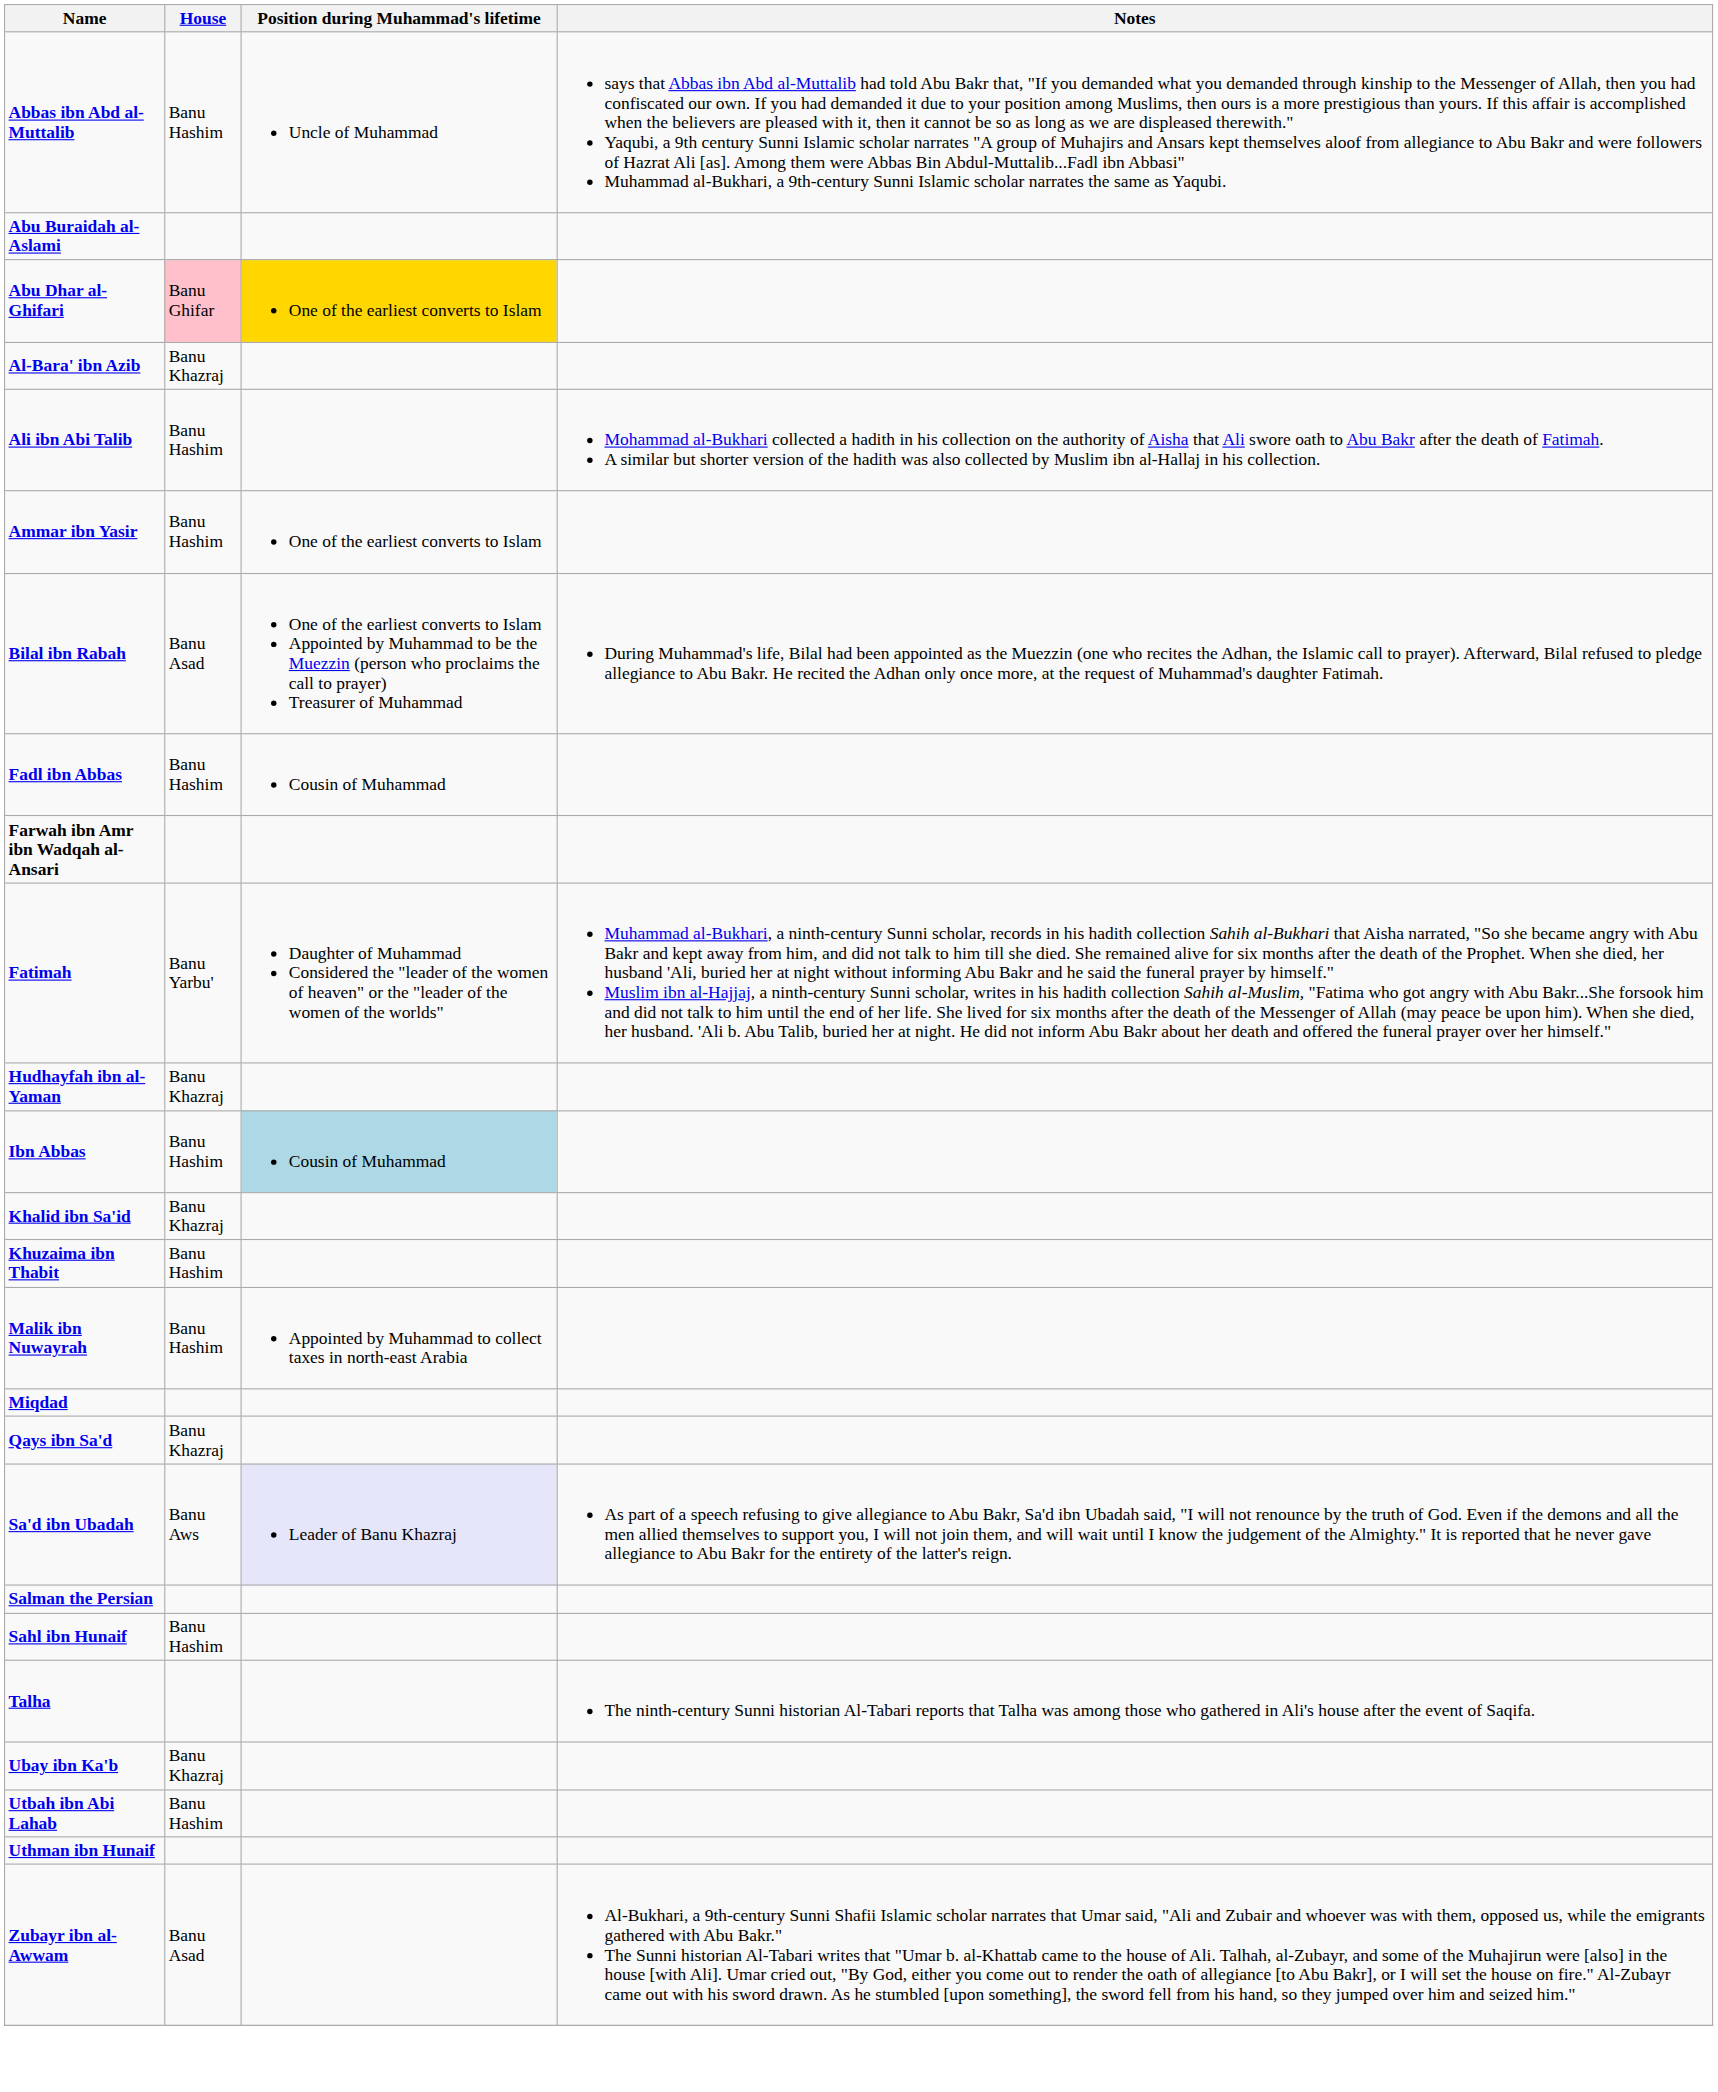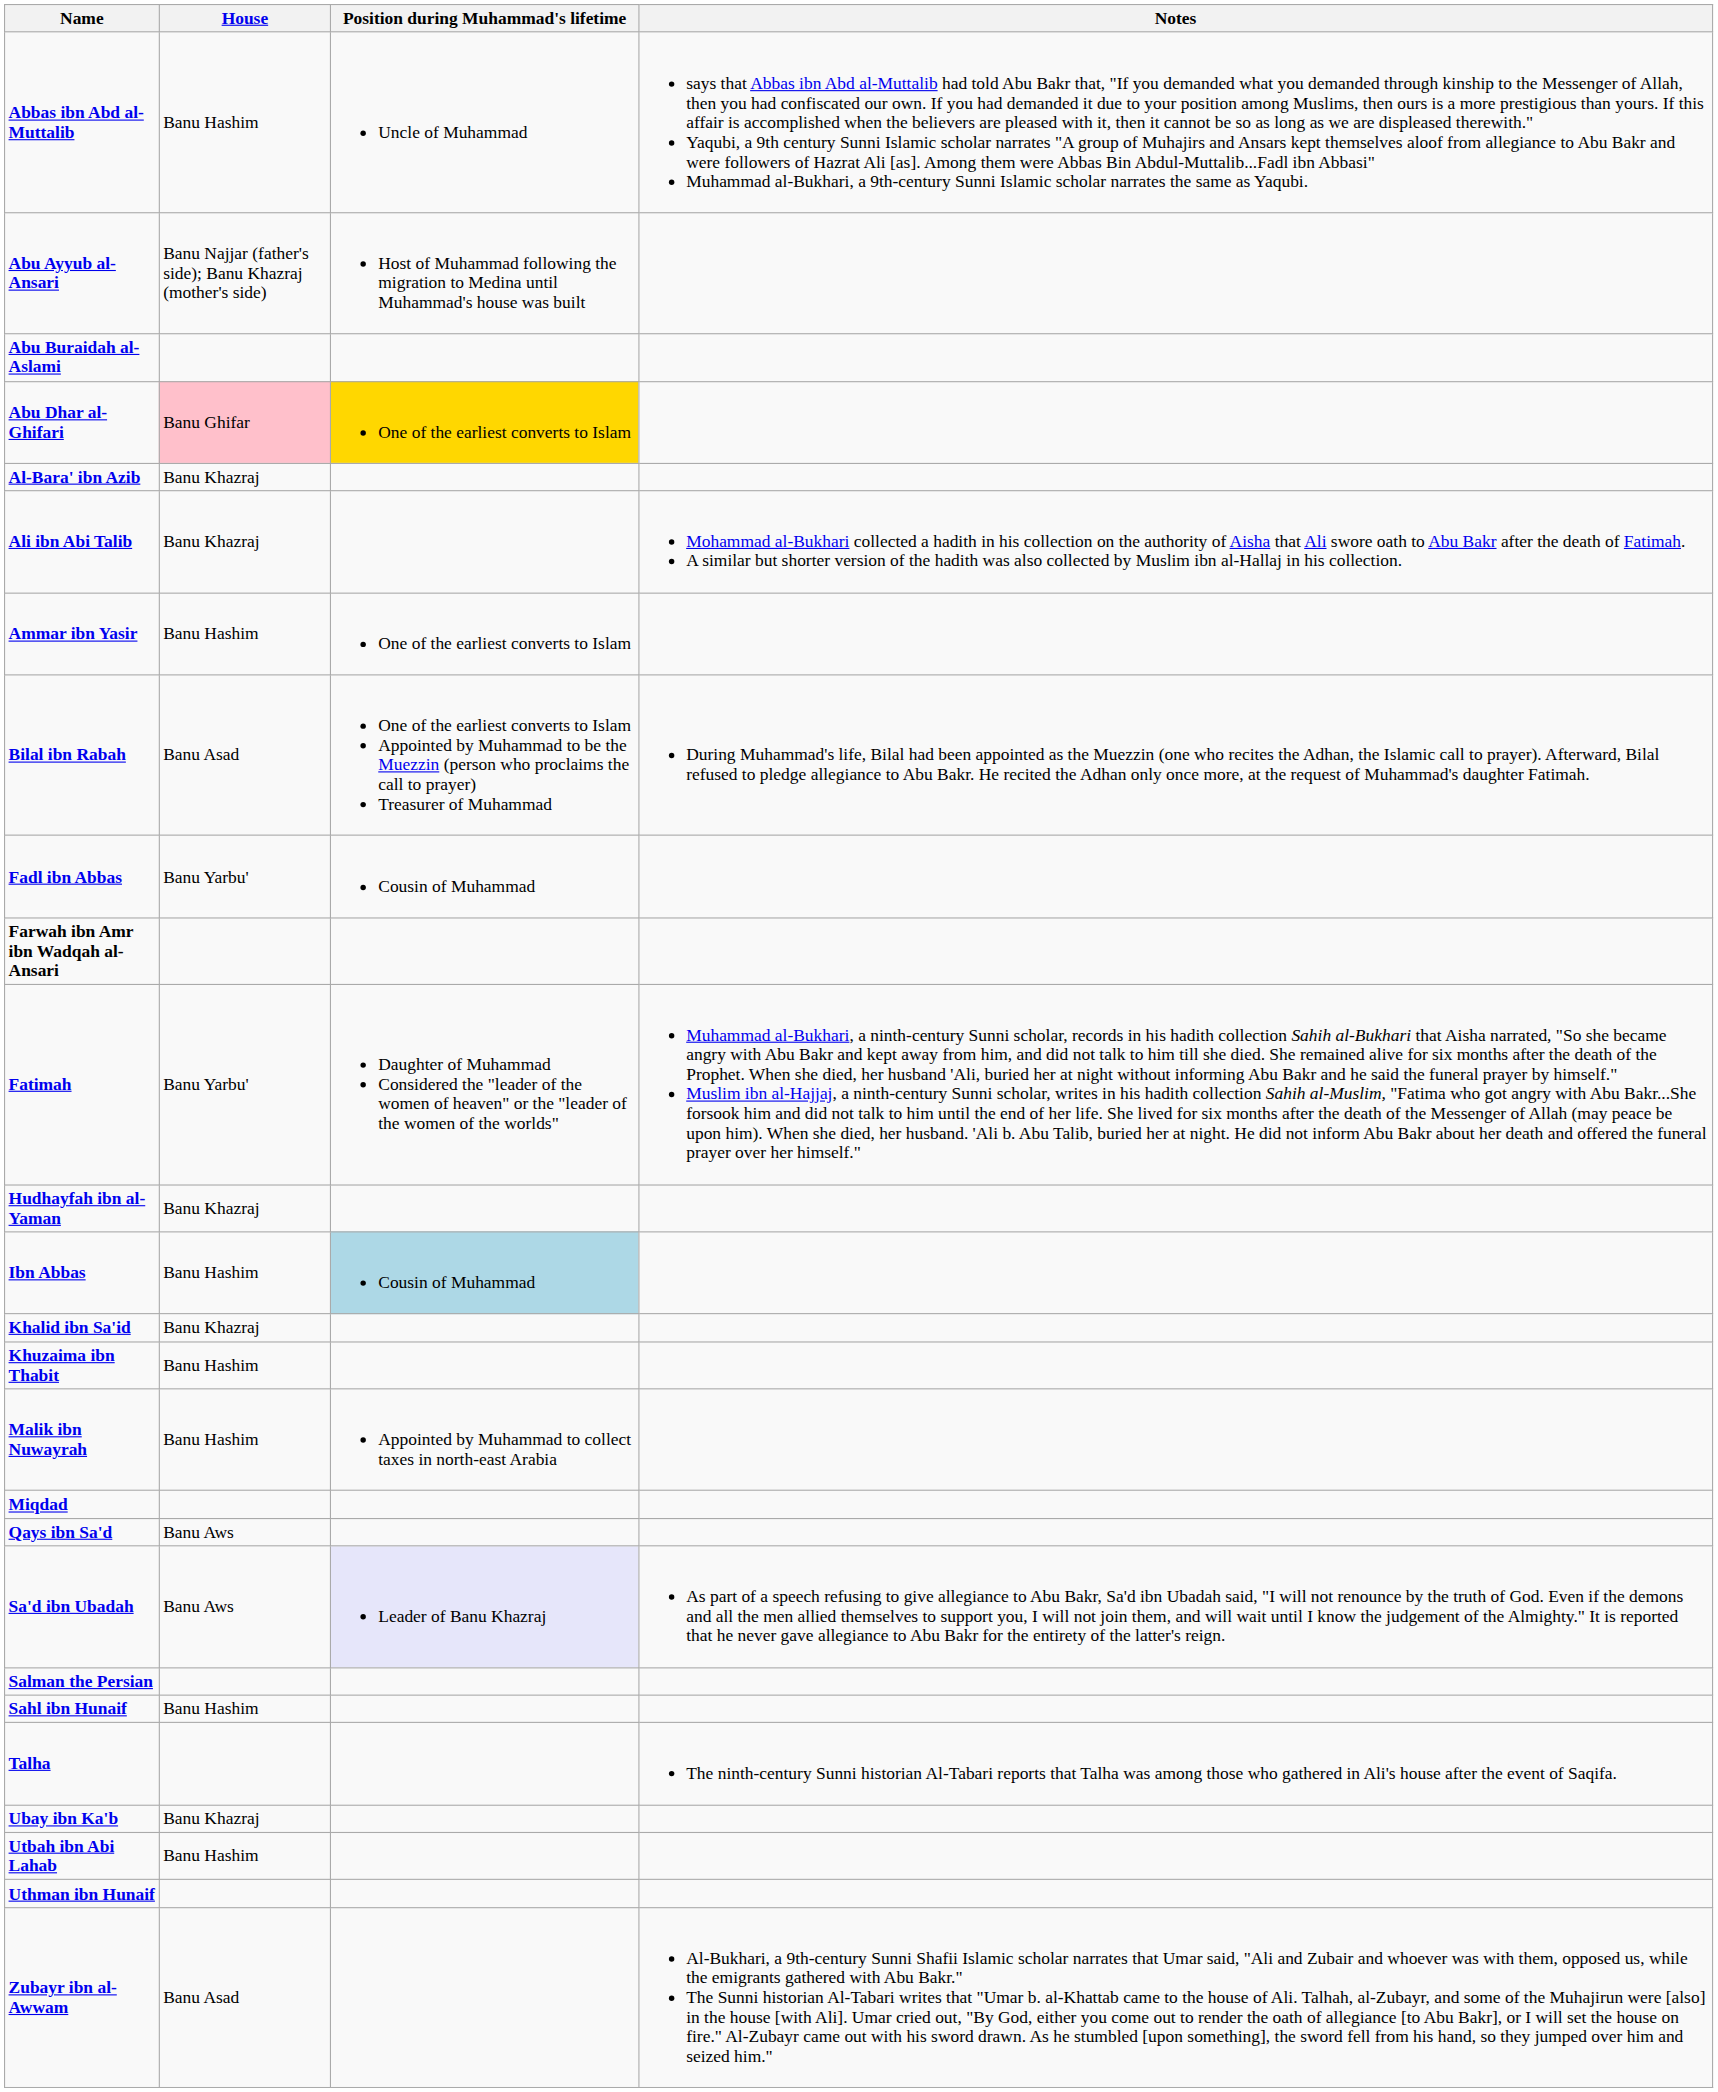+ row: (62, 273)
(196, 440) Banu Hashim -> (211, 541) Banu Khazraj
(196, 774) Banu Hashim -> (206, 876) Banu Yarbu'
(196, 1440) Banu Khazraj -> (198, 1532) Banu Aws
